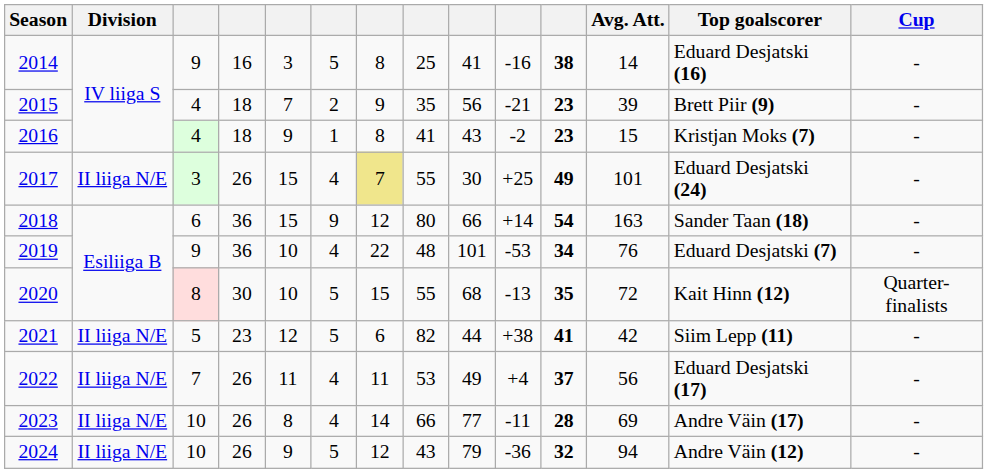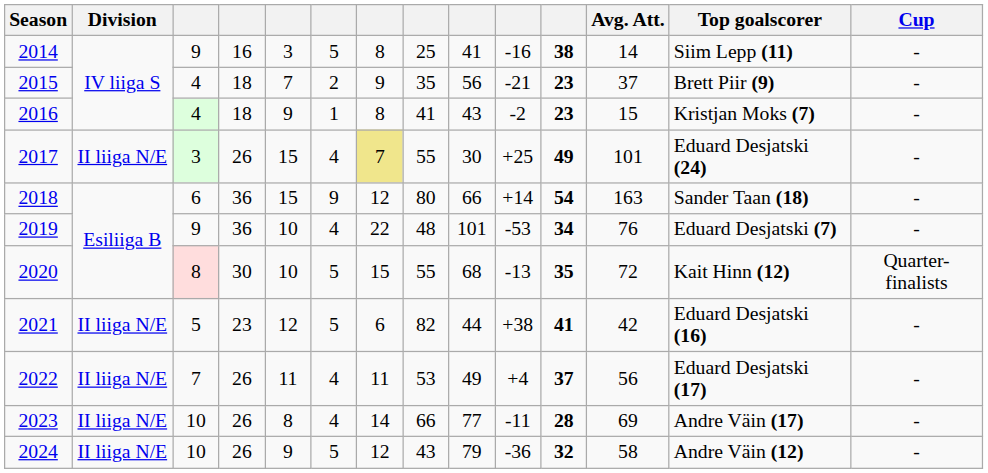(741, 62) Eduard Desjatski (16) -> (733, 51) Siim Lepp (11)
(628, 104) 39 -> (628, 82) 37
(733, 336) Siim Lepp (11) -> (741, 325) Eduard Desjatski (16)
(628, 451) 94 -> (628, 451) 58
